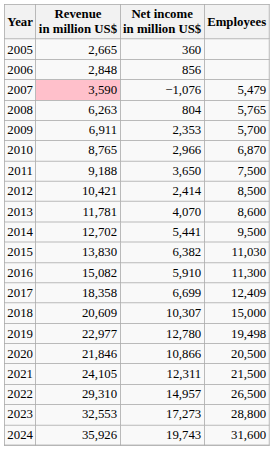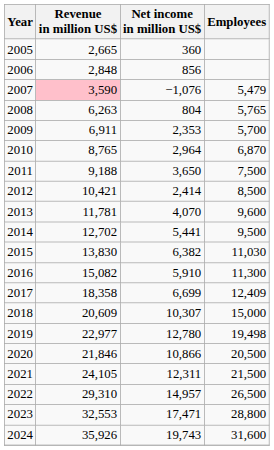(187, 150) 2,966 -> (187, 150) 2,964
(252, 211) 8,600 -> (252, 211) 9,600
(184, 414) 17,273 -> (184, 414) 17,471
